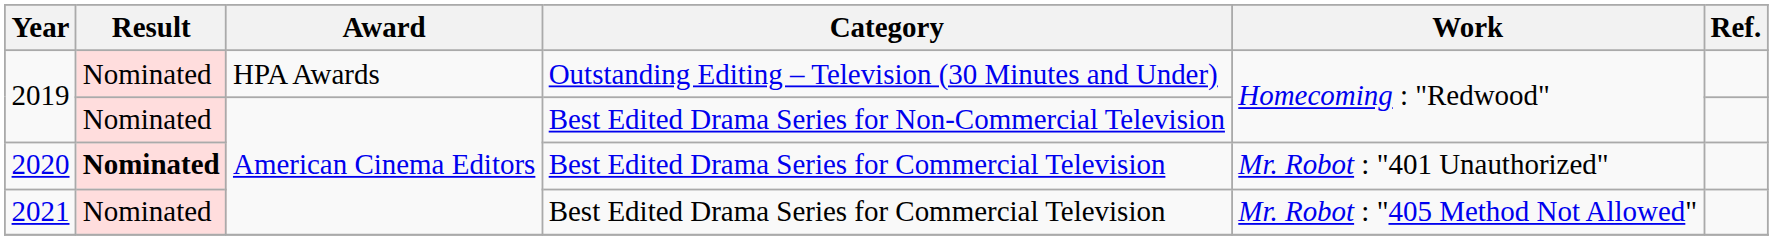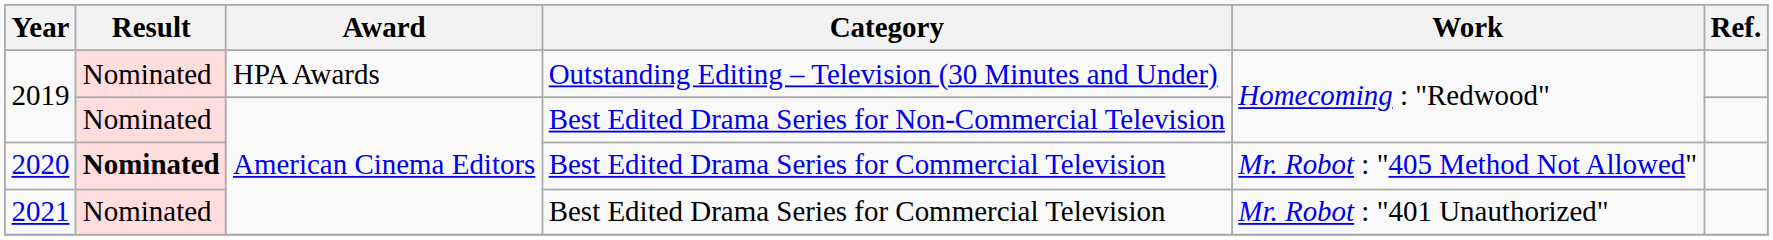(1423, 165) Mr. Robot : "401 Unauthorized" -> (1468, 165) Mr. Robot : "405 Method Not Allowed"
(1468, 211) Mr. Robot : "405 Method Not Allowed" -> (1423, 211) Mr. Robot : "401 Unauthorized"
